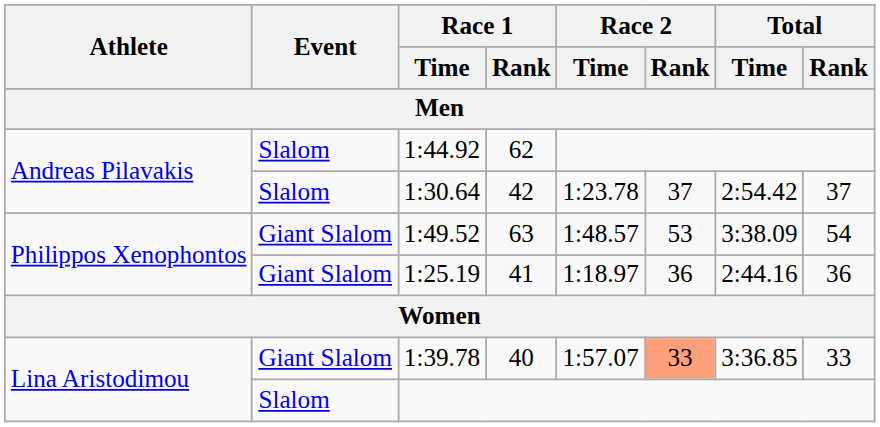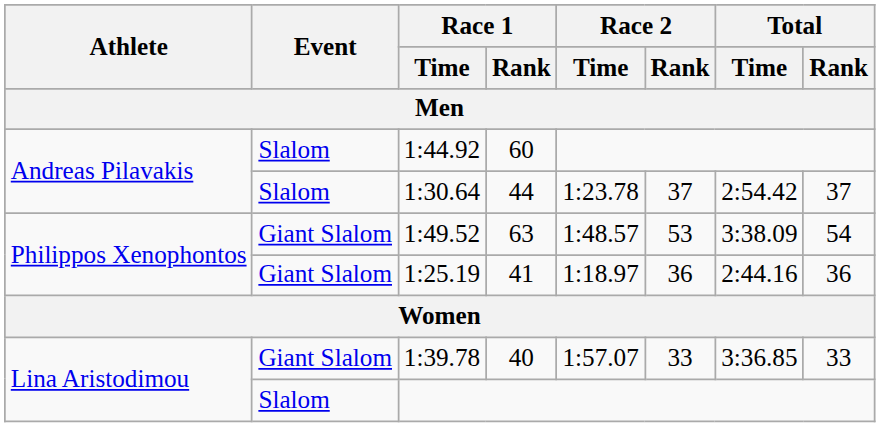(521, 150) 62 -> (521, 150) 60
(521, 191) 42 -> (521, 191) 44
(680, 358) lightsalmon background -> (680, 358) no background
